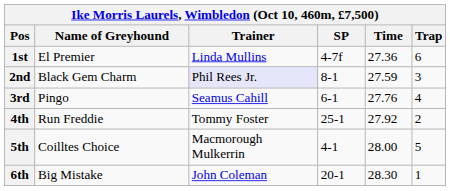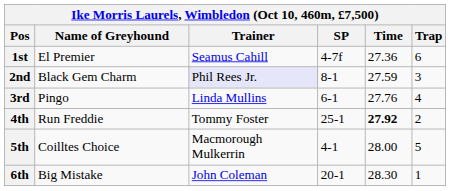(229, 56) Linda Mullins -> (230, 56) Seamus Cahill
(230, 98) Seamus Cahill -> (229, 98) Linda Mullins
(383, 118) normal -> (383, 118) bold
